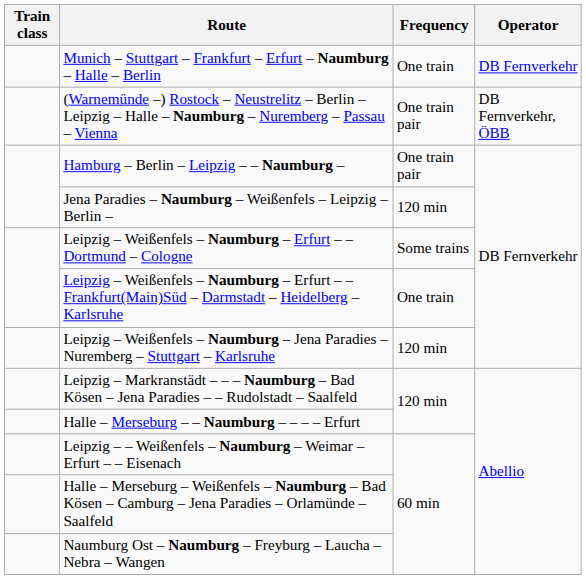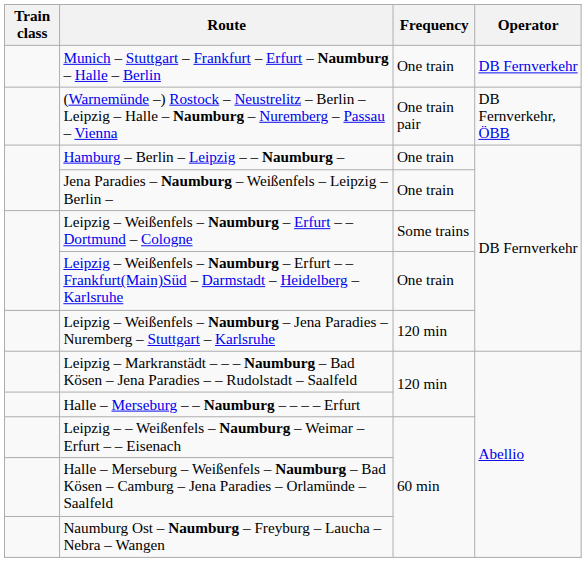(425, 165) One train pair -> (425, 157) One train
(422, 207) 120 min -> (425, 189) One train
